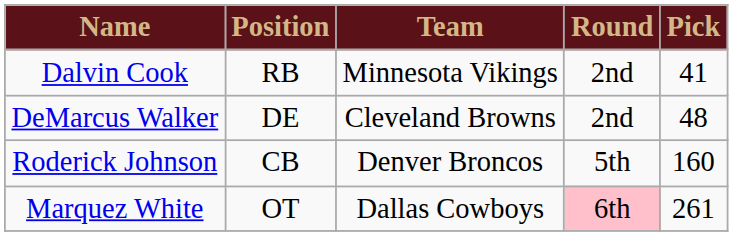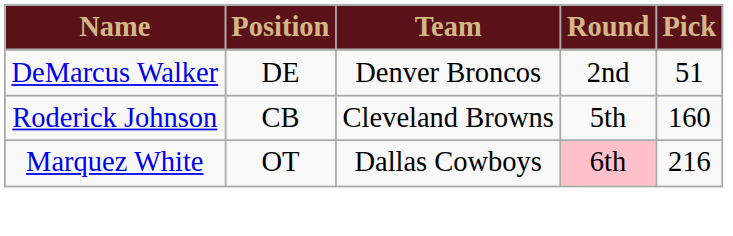- row: (115, 72)
(450, 117) Cleveland Browns -> (448, 72) Denver Broncos
(693, 117) 48 -> (689, 72) 51
(450, 162) Denver Broncos -> (448, 117) Cleveland Browns
(693, 207) 261 -> (689, 162) 216
